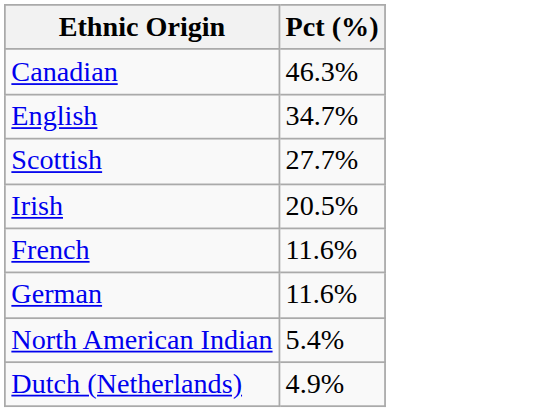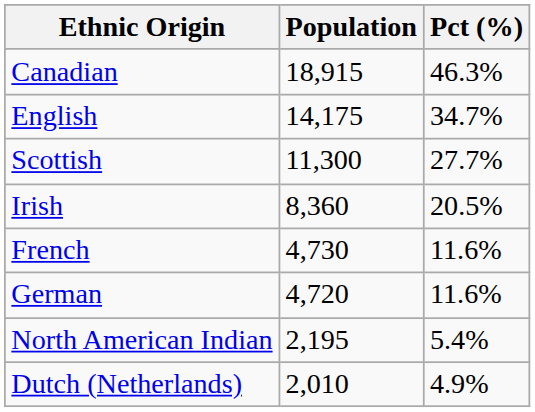+ column: (351, 26)
